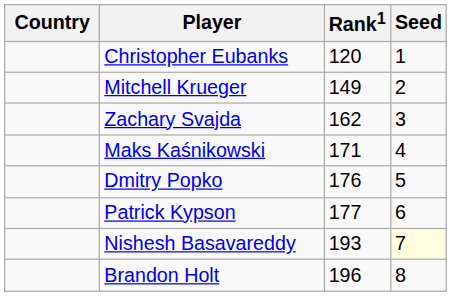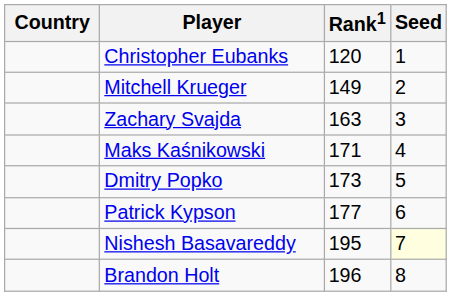(345, 119) 162 -> (345, 119) 163
(345, 181) 176 -> (345, 181) 173
(345, 243) 193 -> (345, 243) 195
